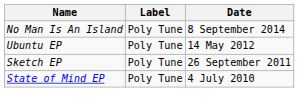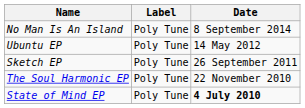+ row: (68, 79)
(221, 79) normal -> (227, 95) bold
